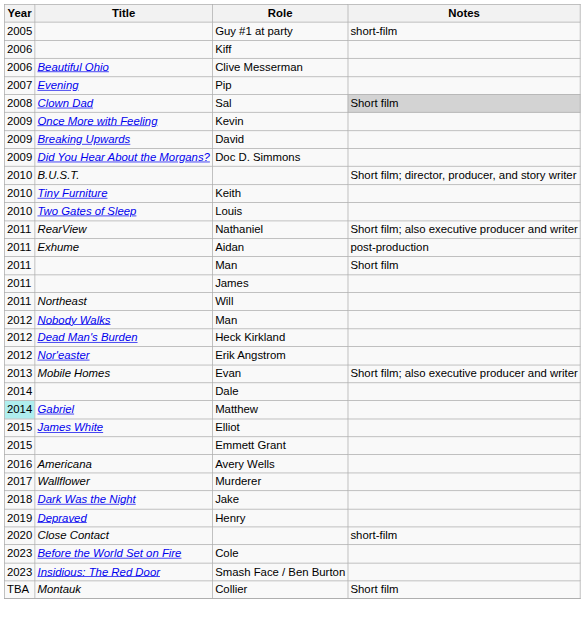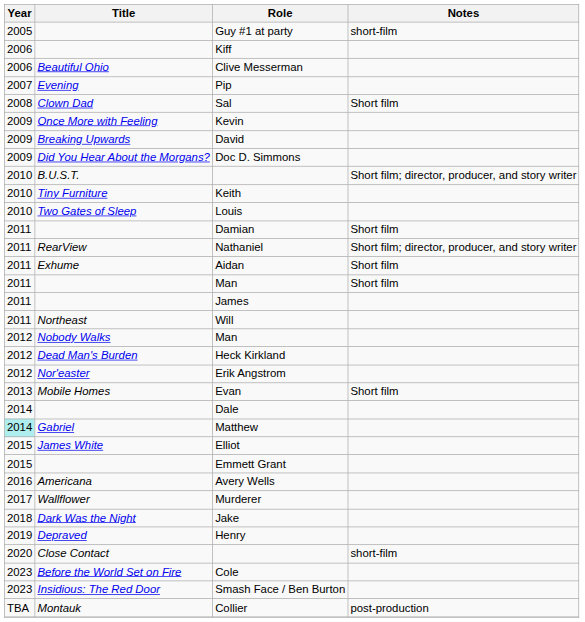(374, 103) lightgrey background -> (374, 103) no background
+ row: (124, 230)
(464, 229) Short film; also executive producer and writer -> (463, 247) Short film; director, producer, and story writer
(390, 247) post-production -> (374, 265) Short film
(464, 373) Short film; also executive producer and writer -> (374, 391) Short film
(374, 590) Short film -> (390, 608) post-production
